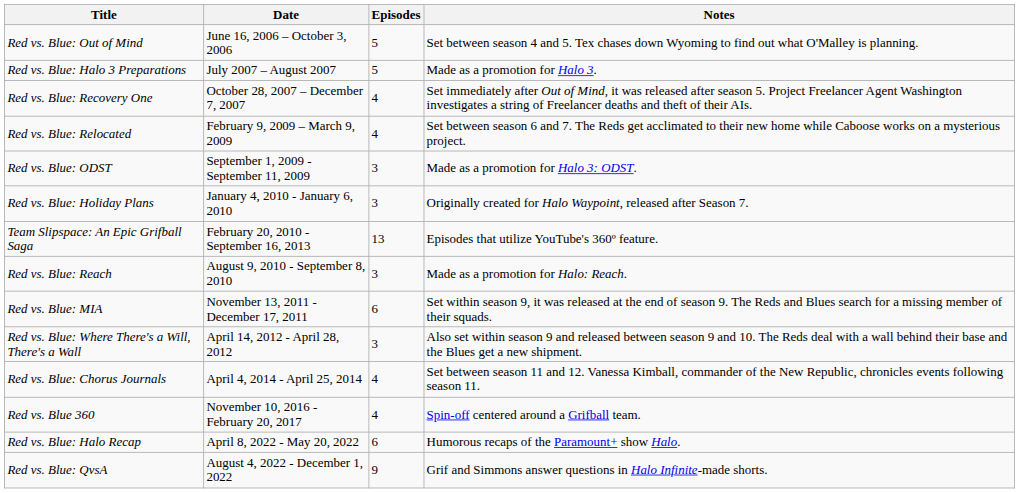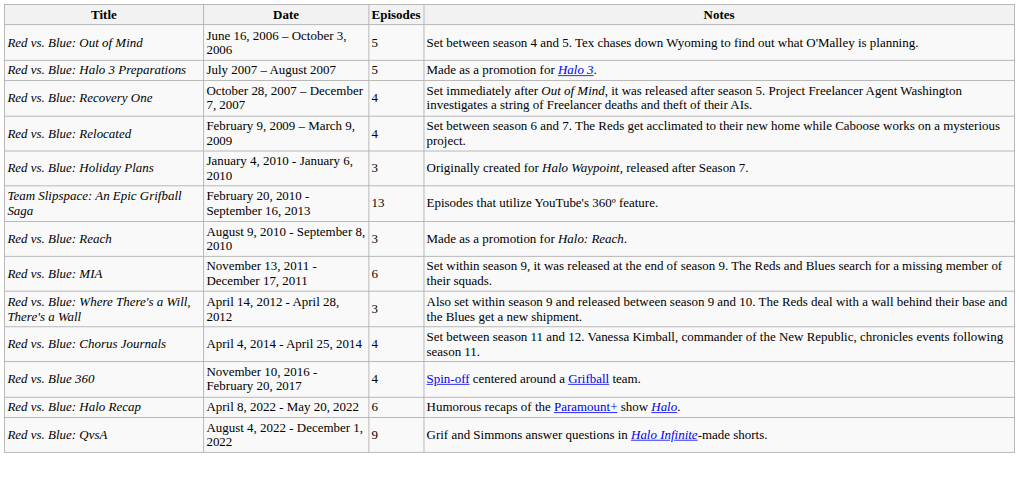- row: (60, 168)
